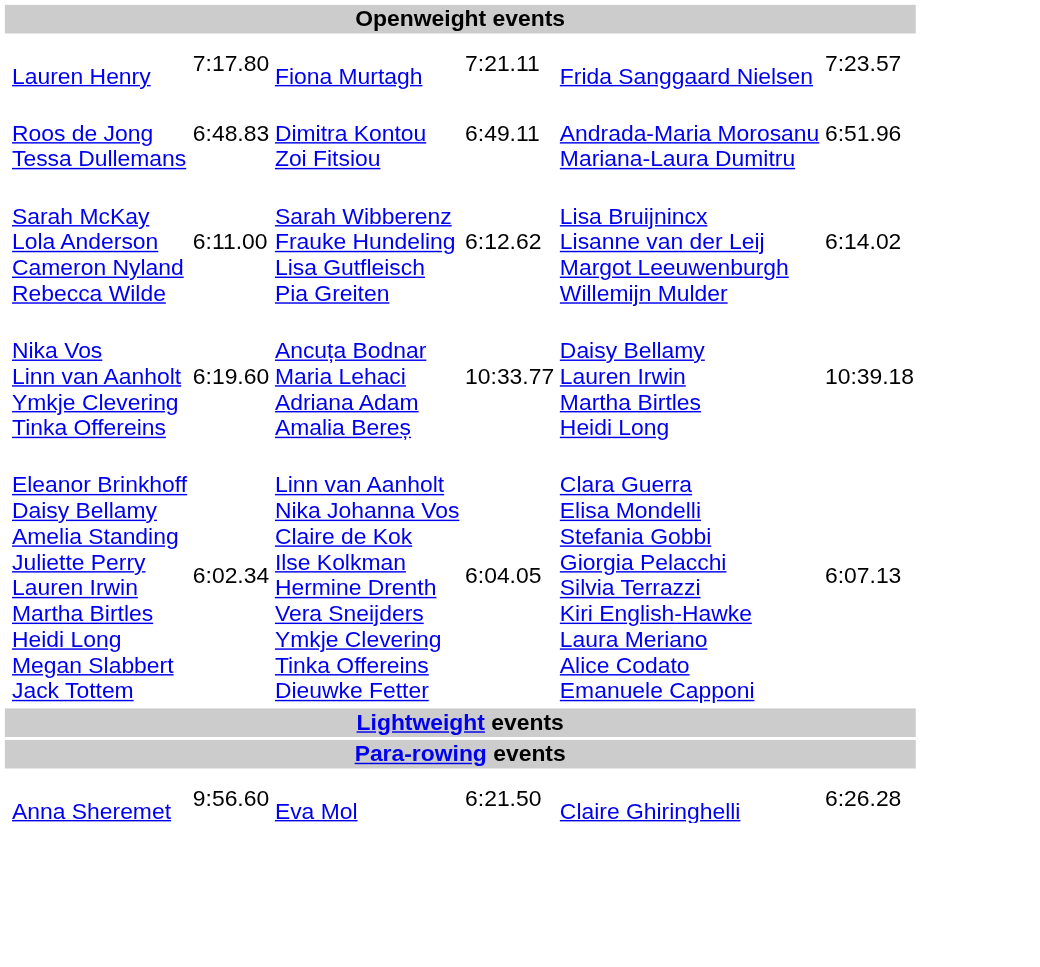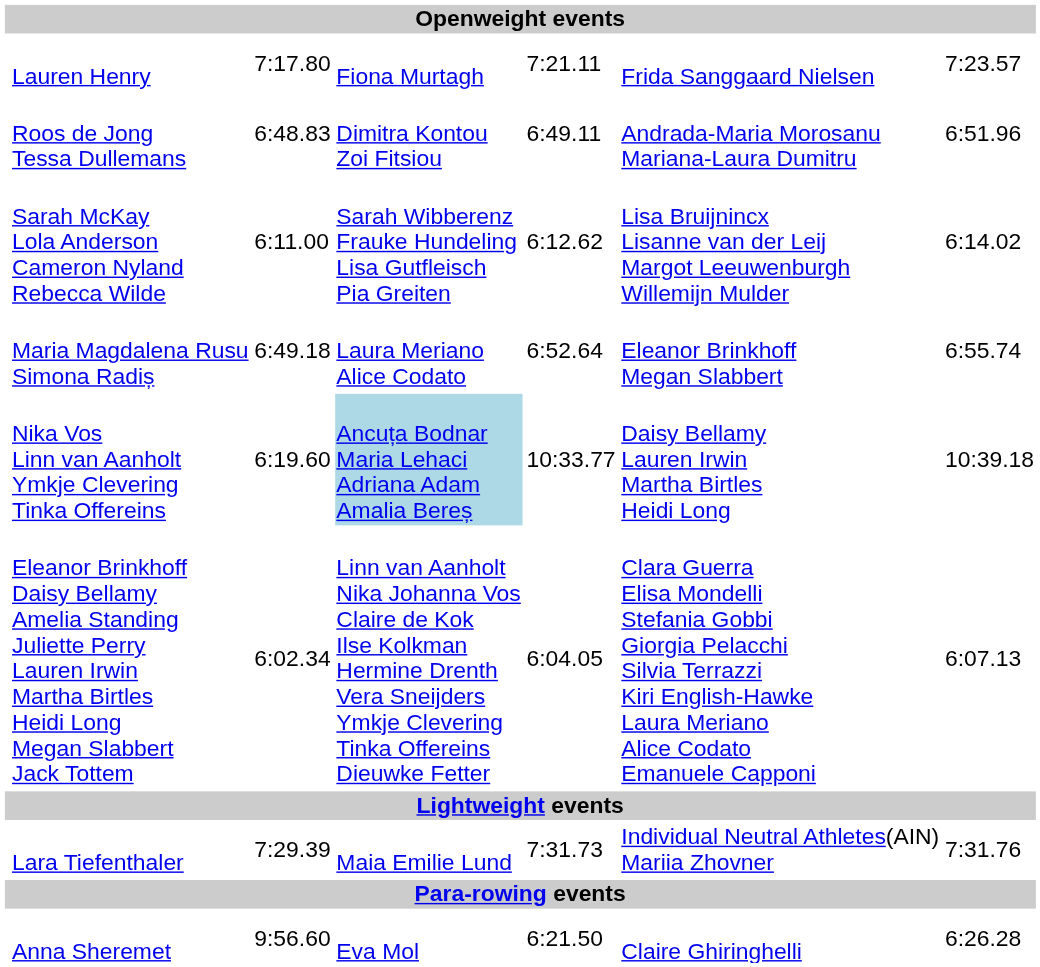+ row: (130, 363)
(351, 389) no background -> (412, 472) lightblue background
+ row: (98, 862)
